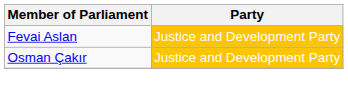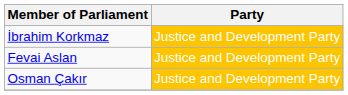+ row: (58, 36)
